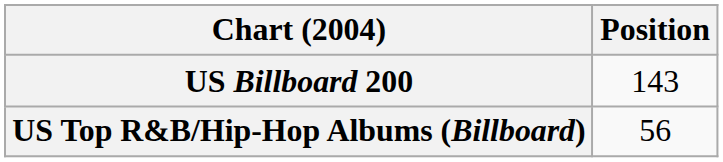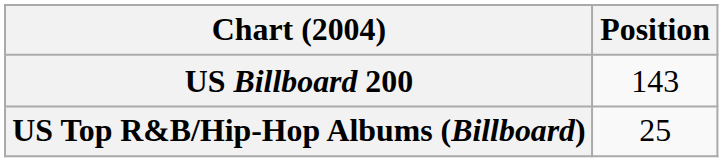(655, 130) 56 -> (655, 130) 25
